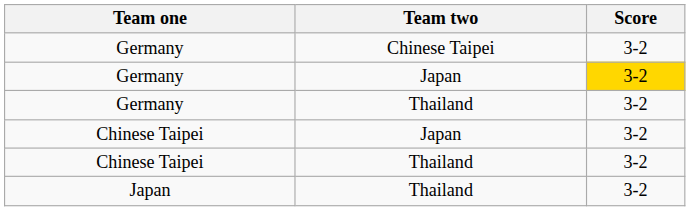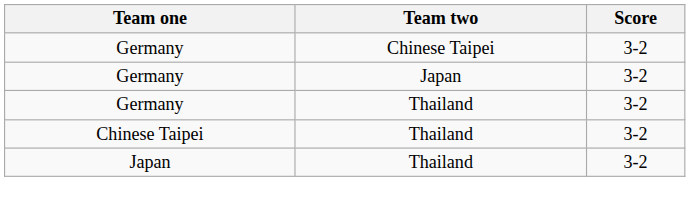(636, 76) gold background -> (636, 76) no background
- row: (150, 133)
